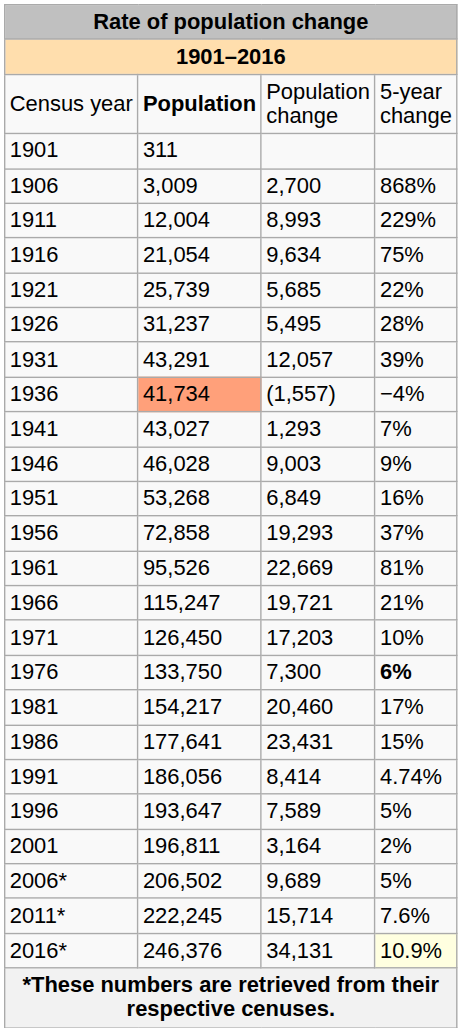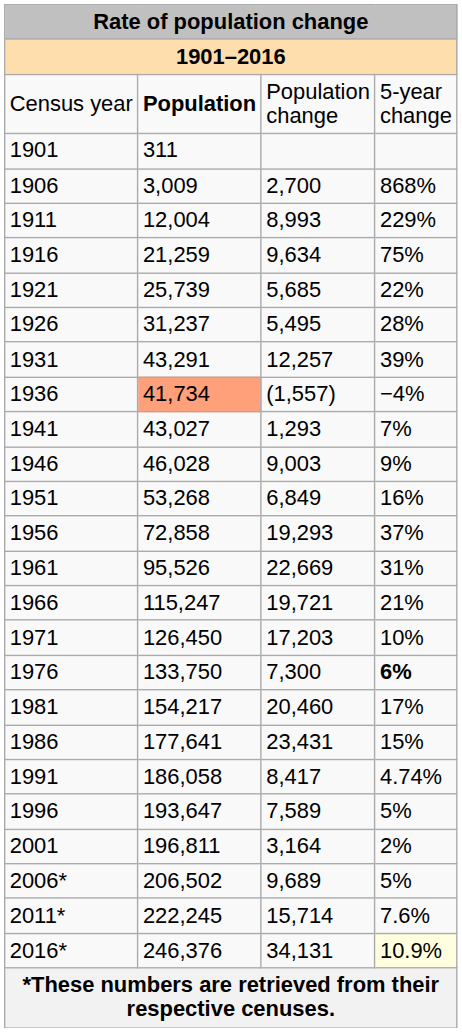(176, 255) 21,054 -> (176, 255) 21,259
(300, 359) 12,057 -> (300, 359) 12,257
(402, 567) 81% -> (402, 567) 31%
(183, 776) 186,056 -> (183, 776) 186,058
(294, 776) 8,414 -> (294, 776) 8,417
